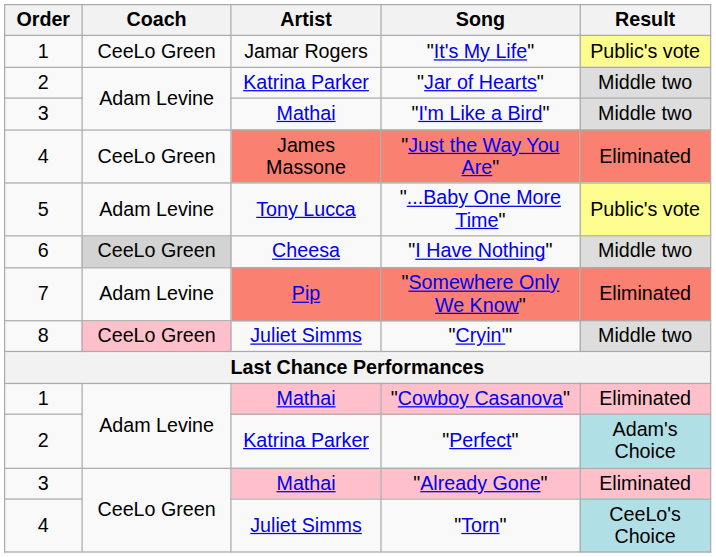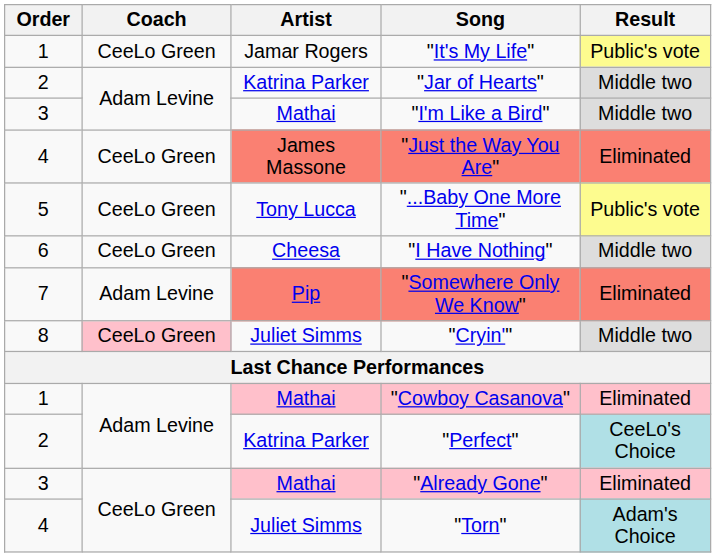(157, 209) Adam Levine -> (157, 209) CeeLo Green
(157, 251) lightgrey background -> (157, 251) no background
(645, 440) Adam's Choice -> (645, 440) CeeLo's Choice
(645, 525) CeeLo's Choice -> (645, 525) Adam's Choice
